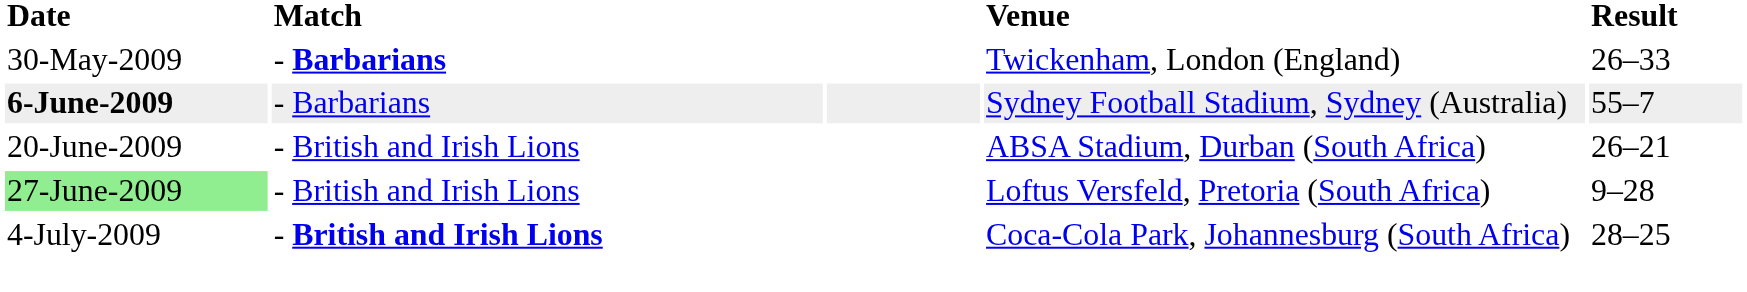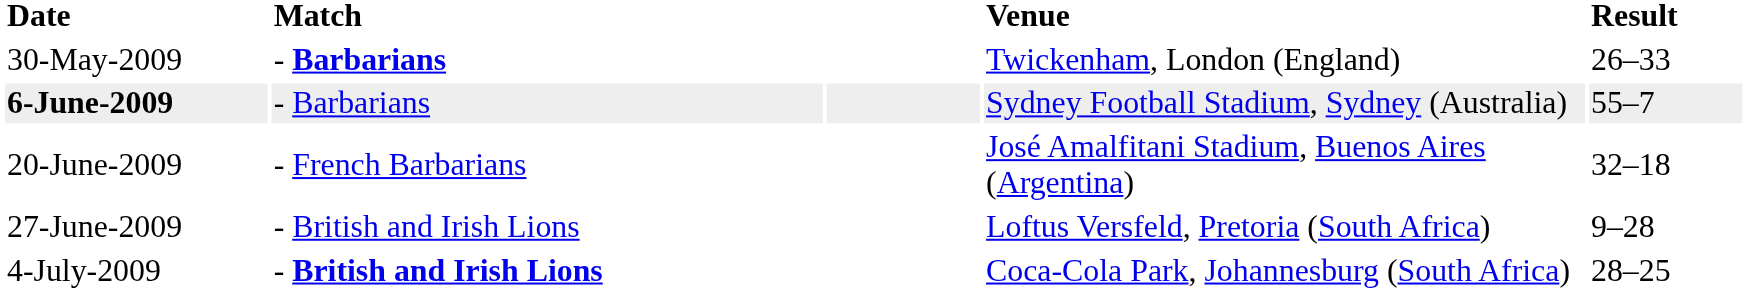+ row: (1236, 164)
- row: (1236, 146)
(95, 190) lightgreen background -> (95, 226) no background
